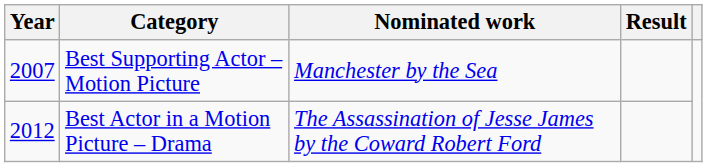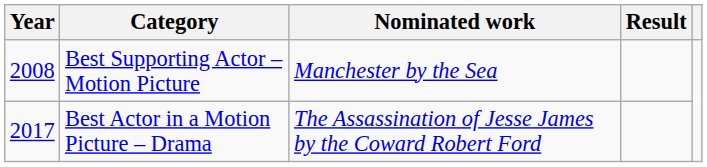(32, 70) 2007 -> (32, 70) 2008
(32, 131) 2012 -> (32, 131) 2017
